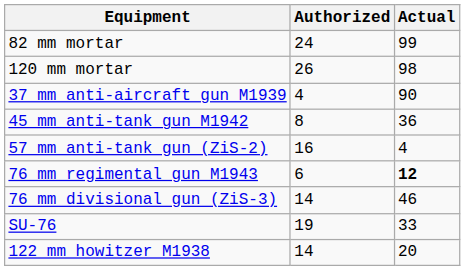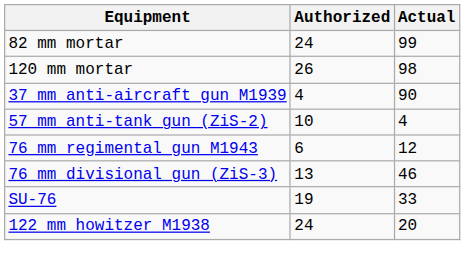- row: (128, 122)
(304, 148) 16 -> (304, 122) 10
(407, 174) bold -> (407, 148) normal
(304, 200) 14 -> (304, 174) 13
(304, 252) 14 -> (304, 226) 24
